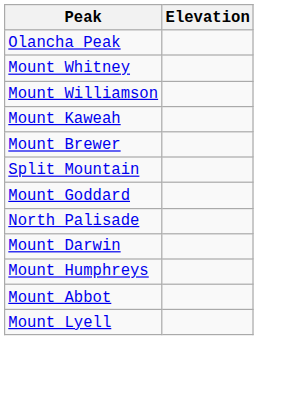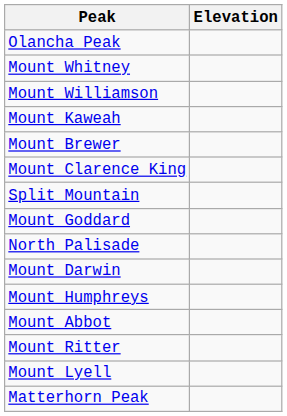+ row: (97, 170)
+ row: (64, 348)
+ row: (79, 399)
